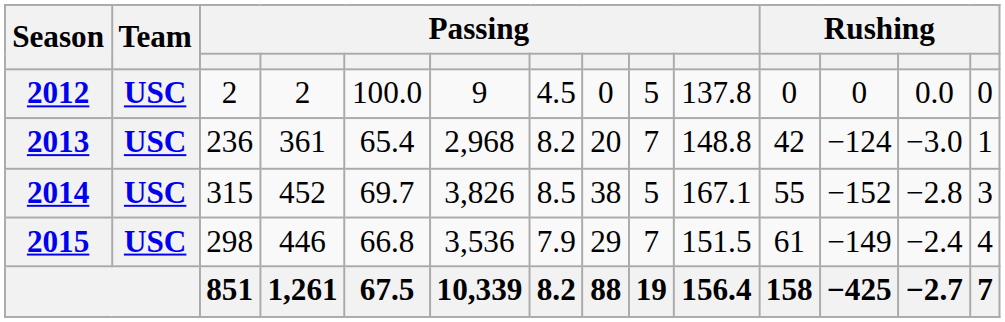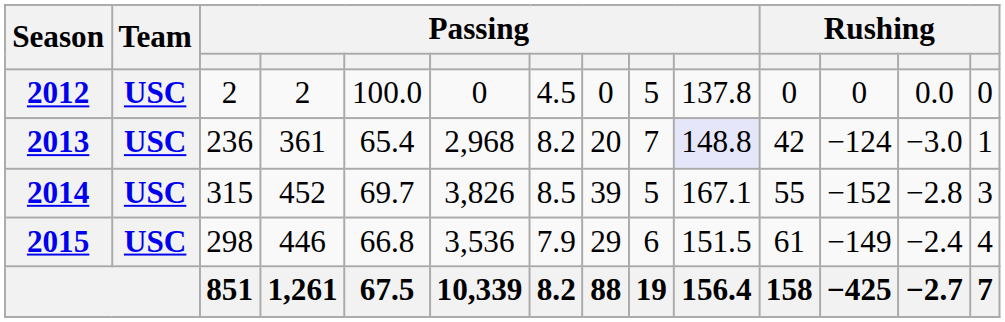(479, 93) 9 -> (479, 93) 0
(716, 142) no background -> (716, 142) lavender background
(606, 192) 38 -> (606, 192) 39
(651, 241) 7 -> (651, 241) 6
